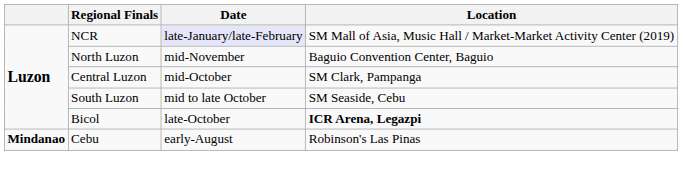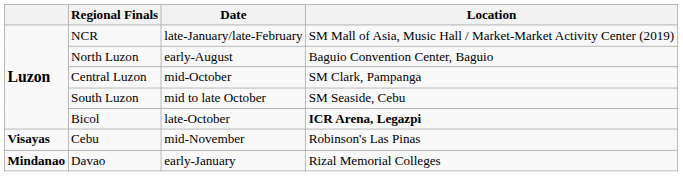(233, 35) lavender background -> (233, 35) no background
(204, 56) mid-November -> (198, 56) early-August
(36, 139) Mindanao -> (29, 139) Visayas
(198, 139) early-August -> (204, 139) mid-November
+ row: (88, 160)
